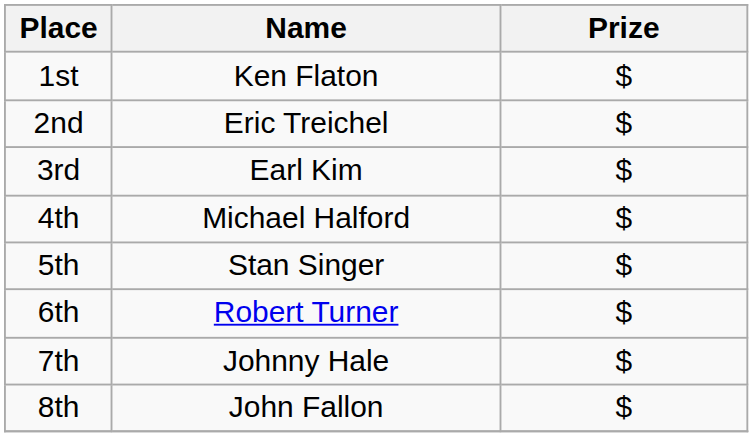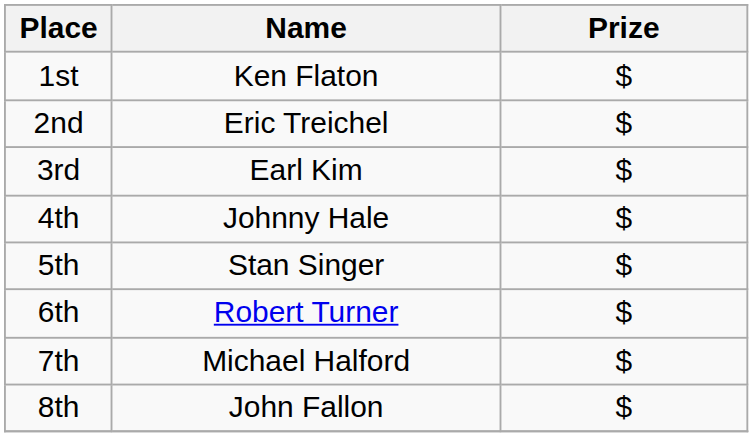(306, 218) Michael Halford -> (306, 218) Johnny Hale
(306, 360) Johnny Hale -> (306, 360) Michael Halford
